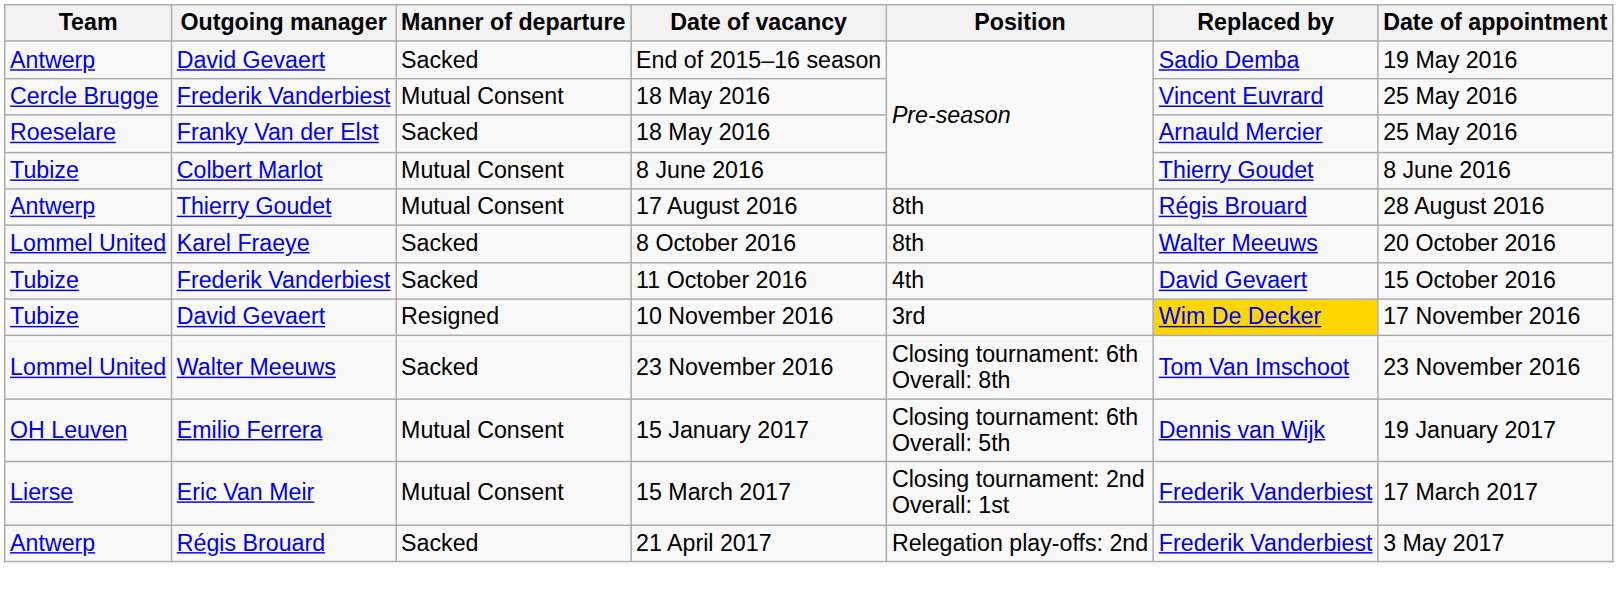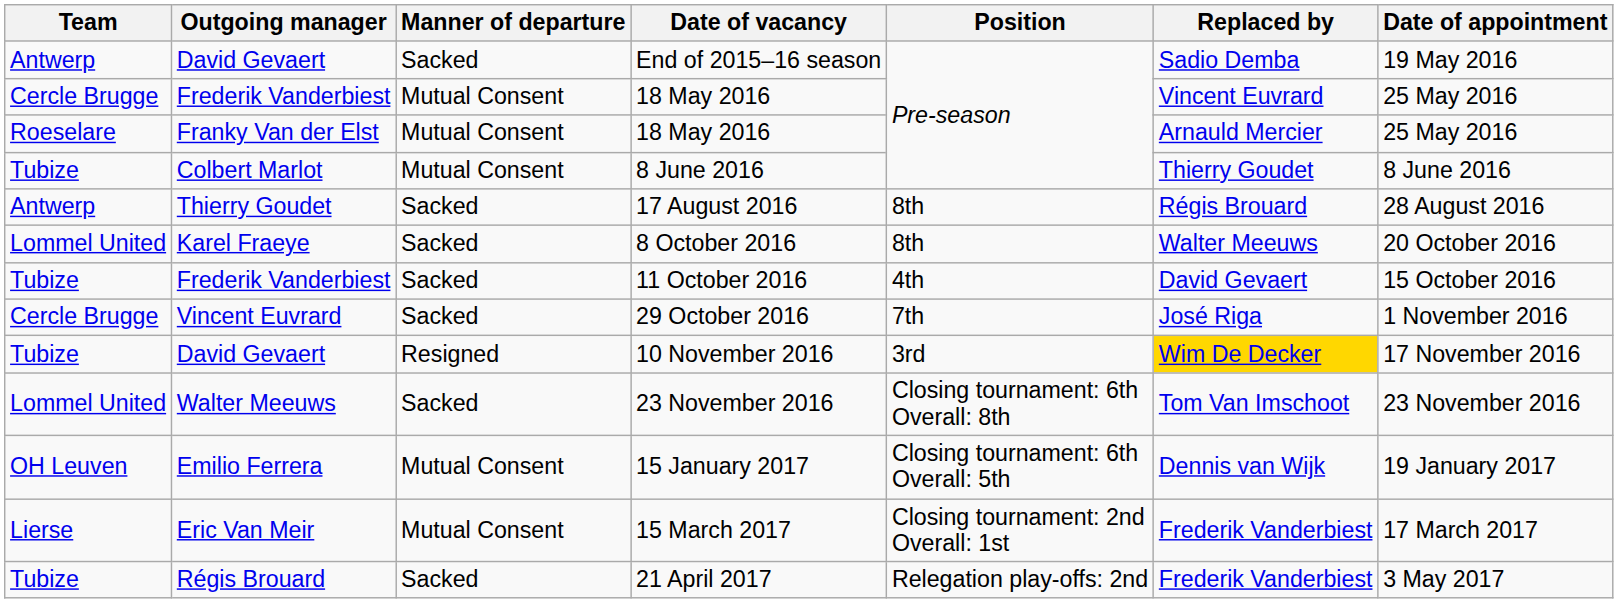(440, 133) Sacked -> (482, 133) Mutual Consent
(482, 206) Mutual Consent -> (440, 206) Sacked
+ row: (259, 317)
(53, 542) Antwerp -> (44, 579) Tubize
